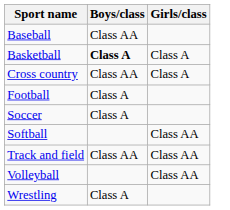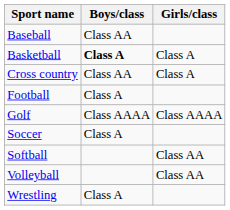+ row: (19, 114)
- row: (46, 154)
